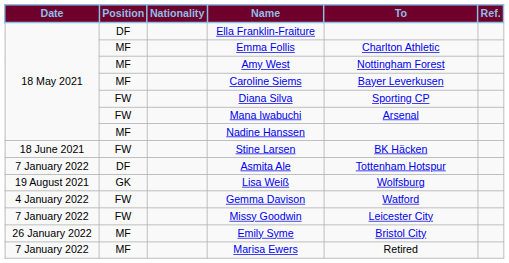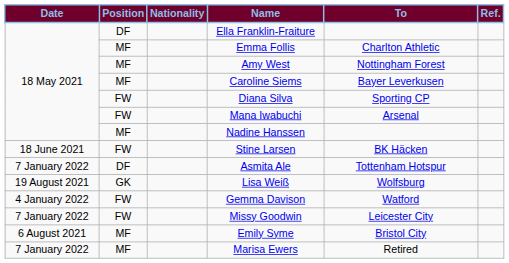(52, 234) 26 January 2022 -> (52, 234) 6 August 2021
